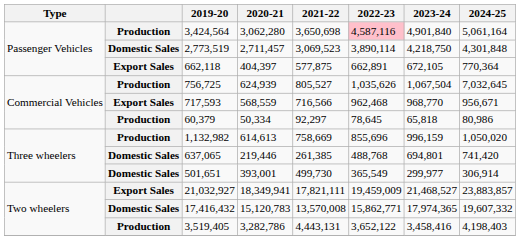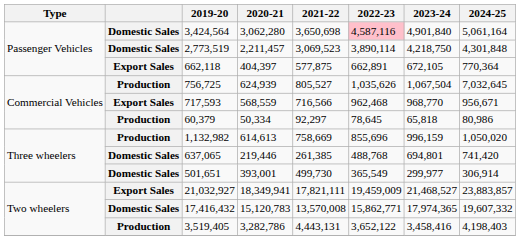(144, 31) Production -> (144, 31) Domestic Sales
(262, 48) 2,711,457 -> (262, 48) 2,211,457
